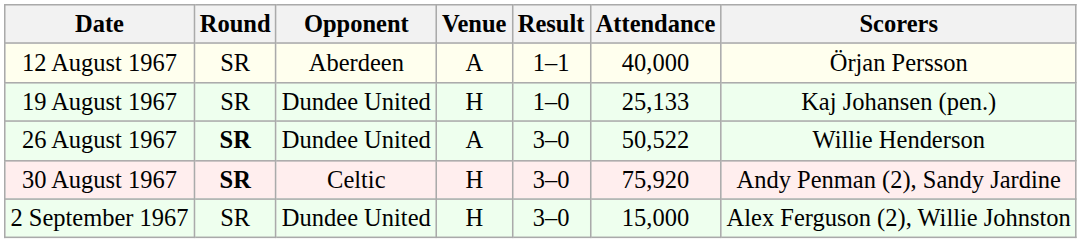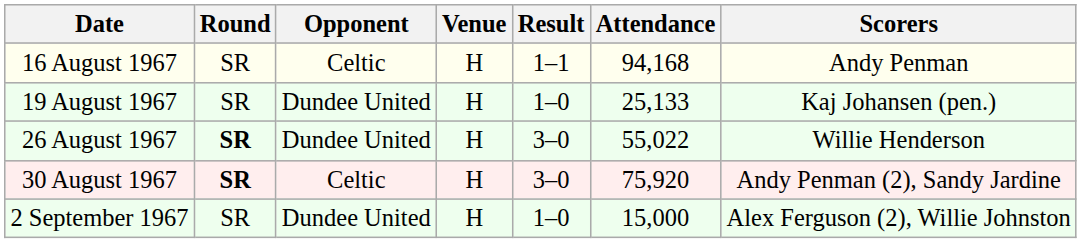- row: (99, 62)
+ row: (99, 62)
(474, 140) A -> (474, 140) H
(655, 140) 50,522 -> (655, 140) 55,022
(551, 218) 3–0 -> (551, 218) 1–0
